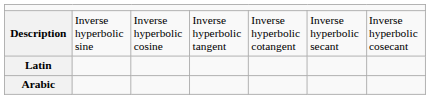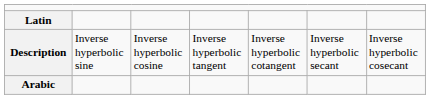rows swapped: (38, 33) <-> (38, 65)
